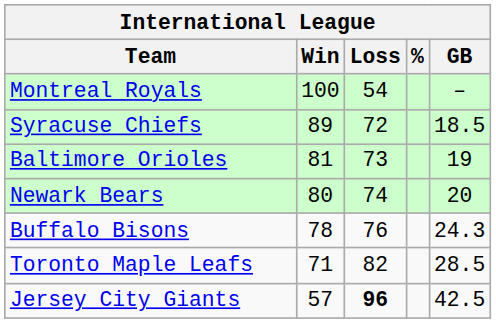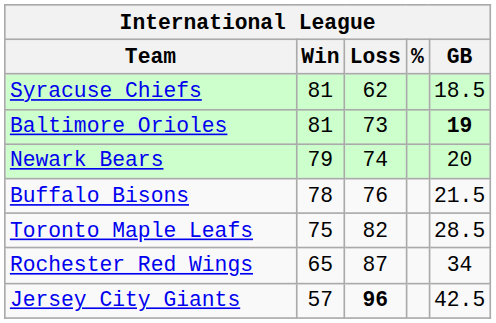- row: (106, 92)
(320, 126) 89 -> (320, 92) 81
(375, 126) 72 -> (375, 92) 62
(460, 161) normal -> (460, 126) bold
(320, 196) 80 -> (320, 161) 79
(460, 231) 24.3 -> (460, 196) 21.5
(320, 265) 71 -> (320, 231) 75
+ row: (131, 265)
